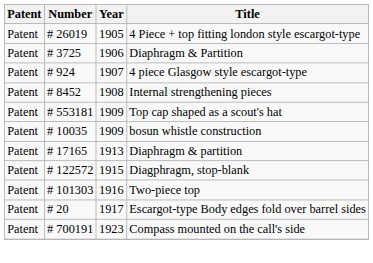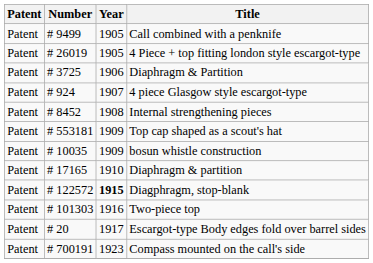+ row: (205, 33)
(111, 151) 1913 -> (111, 170) 1910
(111, 170) normal -> (111, 190) bold
